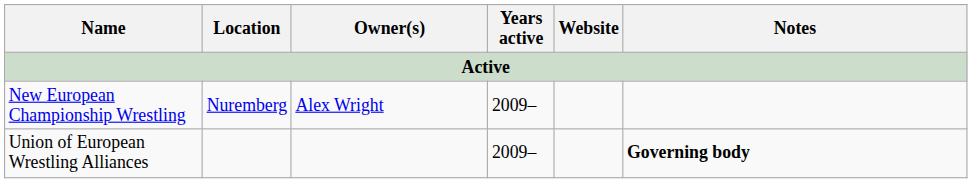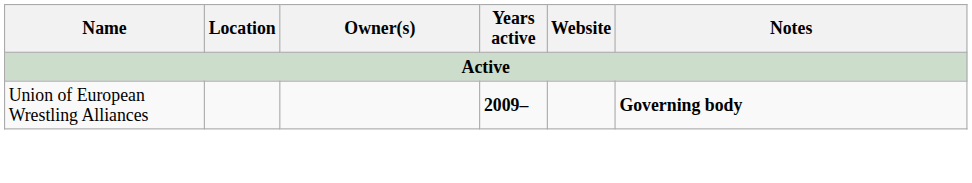- row: (97, 104)
(514, 153) normal -> (506, 104) bold
